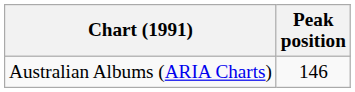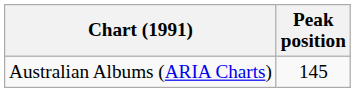(313, 71) 146 -> (313, 71) 145
